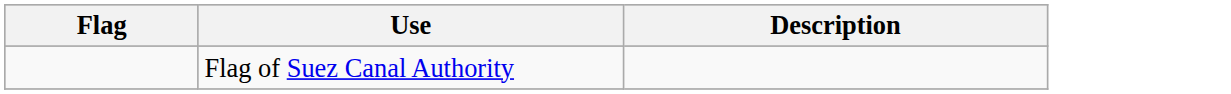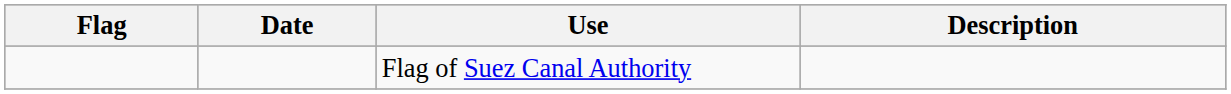+ column: (287, 25)
